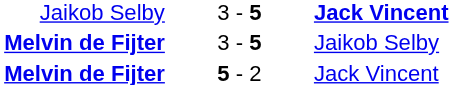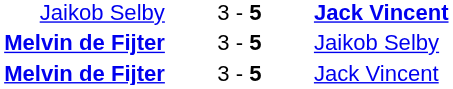(239, 73) 5 - 2 -> (239, 73) 3 - 5
